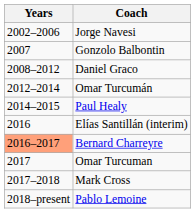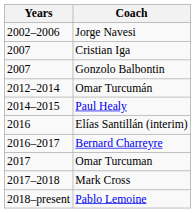+ row: (103, 50)
- row: (107, 69)
(33, 143) lightsalmon background -> (33, 143) no background
